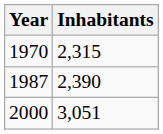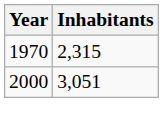- row: (29, 81)
